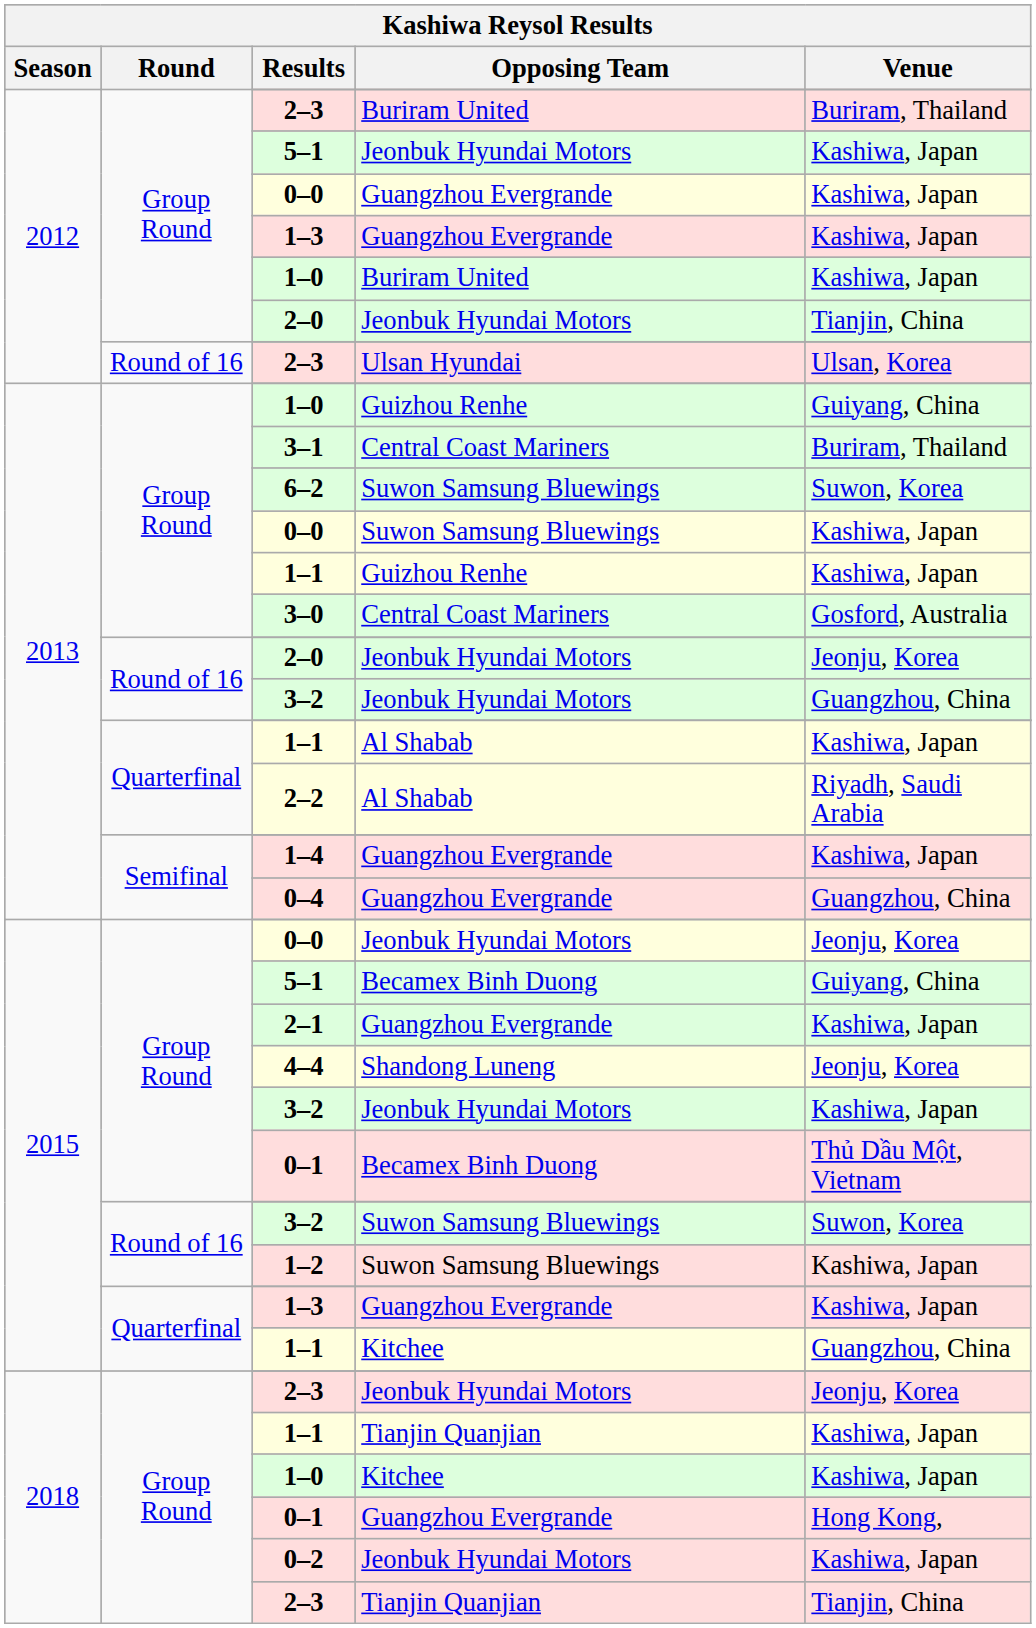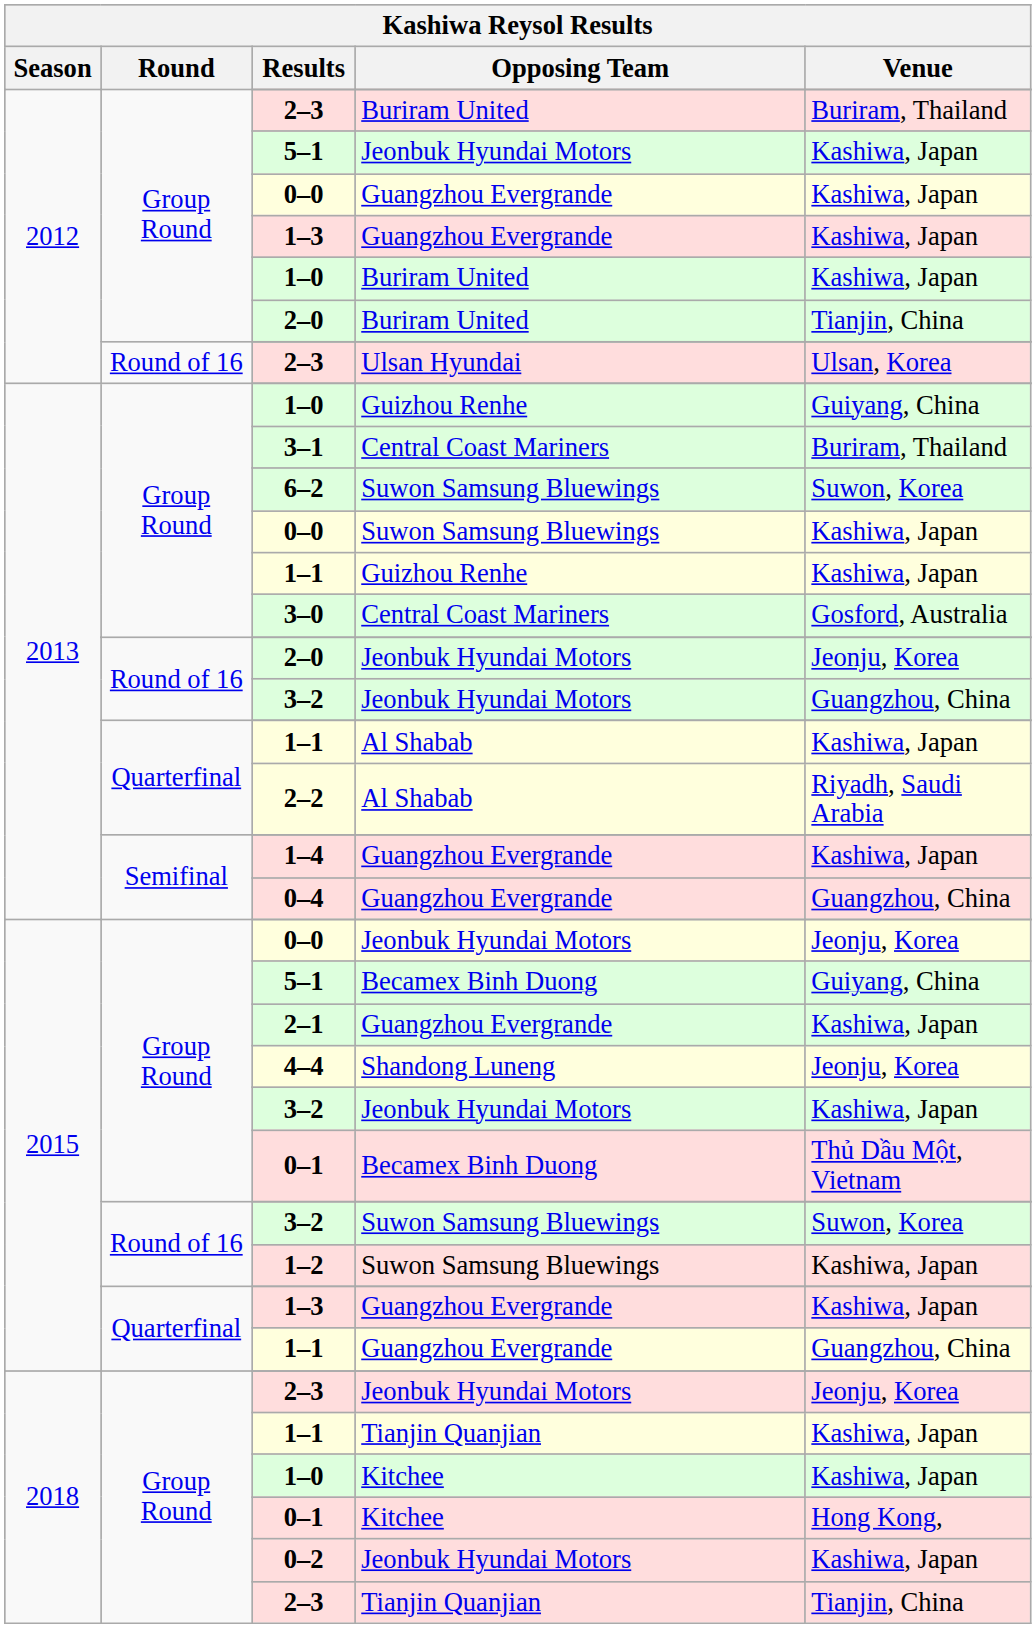(496, 320) Jeonbuk Hyundai Motors -> (445, 320) Buriram United
(403, 1348) Kitchee -> (487, 1348) Guangzhou Evergrande
(487, 1517) Guangzhou Evergrande -> (403, 1517) Kitchee
